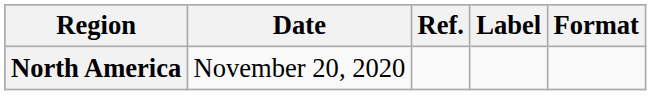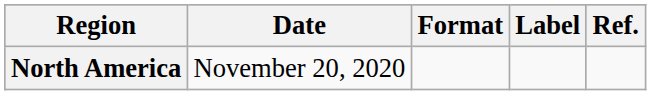columns swapped: (596, 25) <-> (441, 25)
